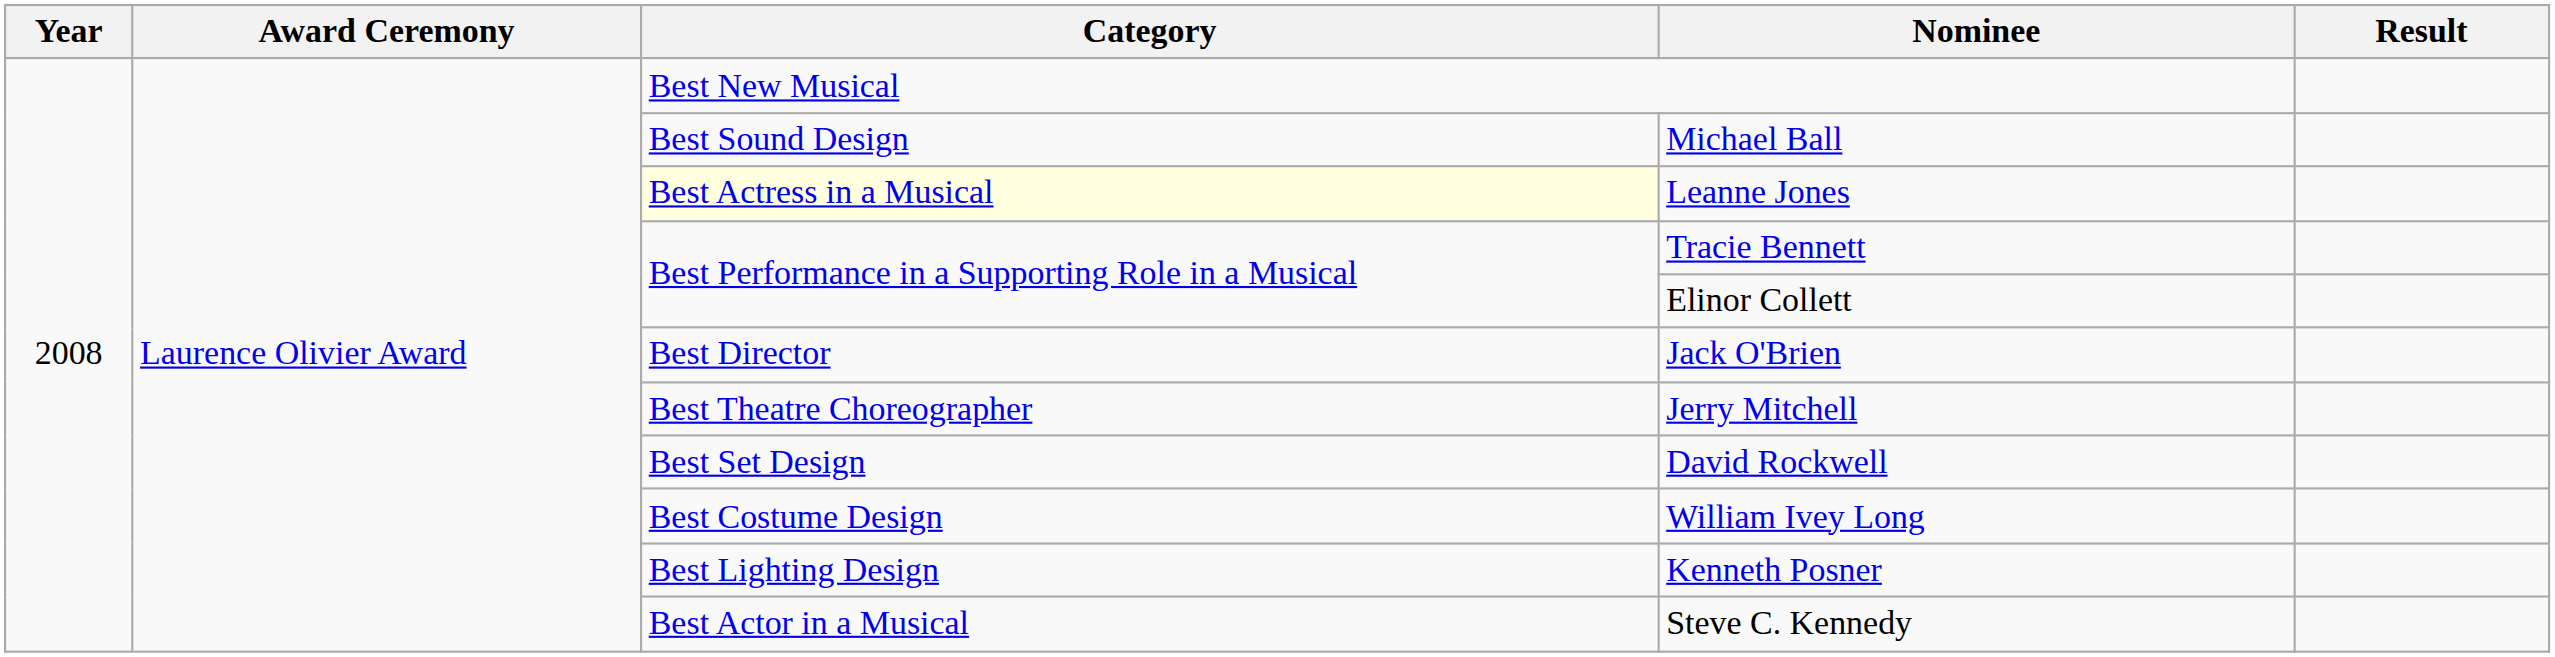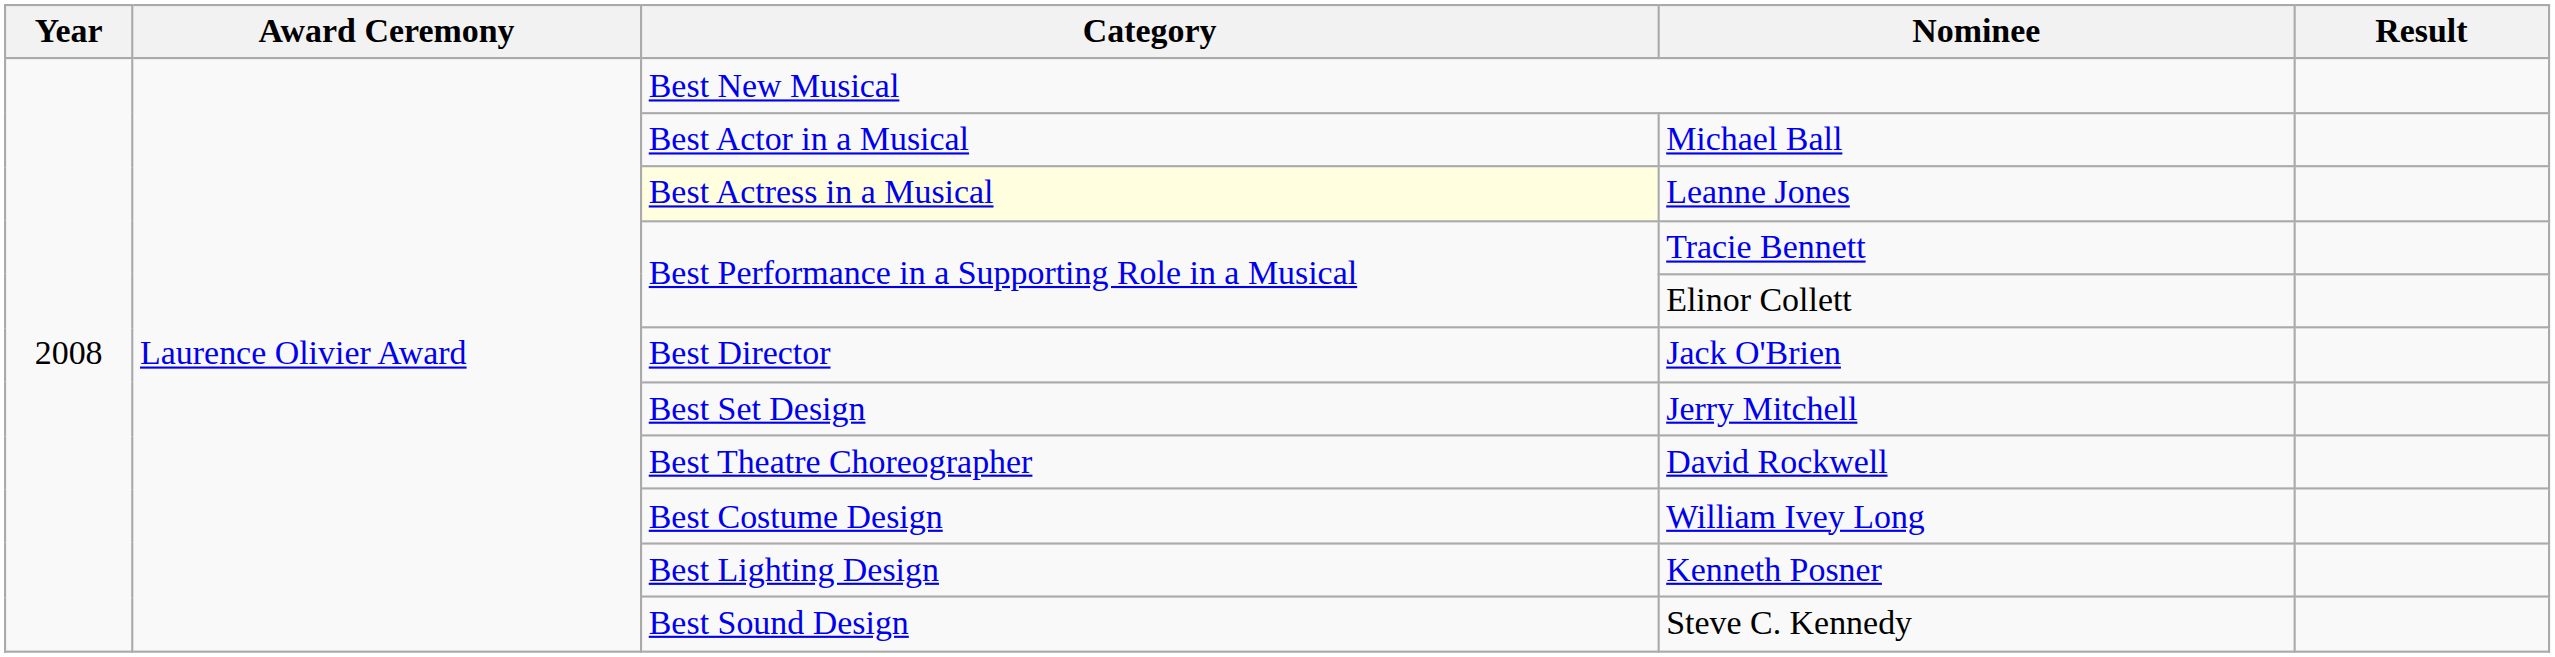(779, 138) Best Sound Design -> (809, 138) Best Actor in a Musical
(841, 407) Best Theatre Choreographer -> (757, 407) Best Set Design
(757, 461) Best Set Design -> (841, 461) Best Theatre Choreographer
(809, 623) Best Actor in a Musical -> (779, 623) Best Sound Design
